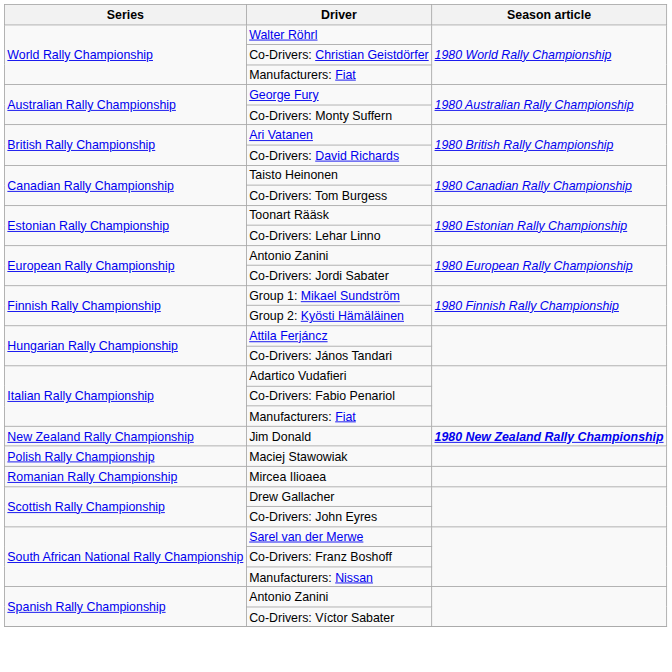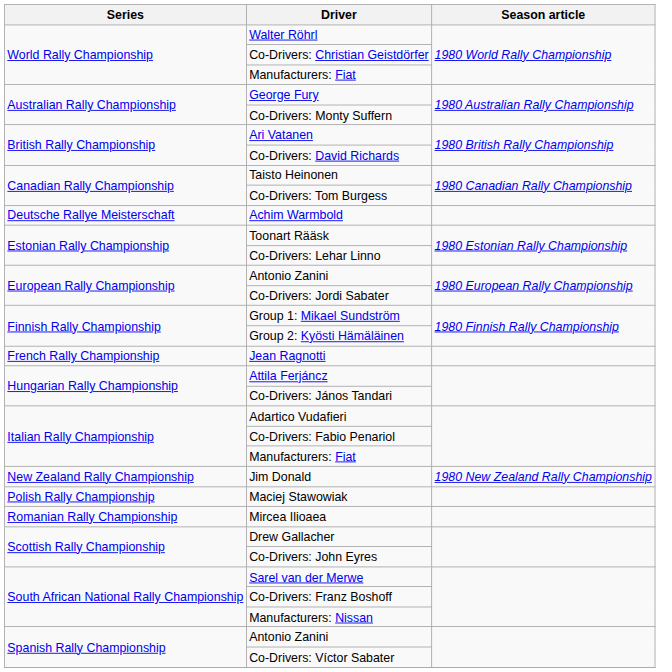+ row: (91, 215)
+ row: (83, 356)
(549, 436) bold -> (543, 476) normal
